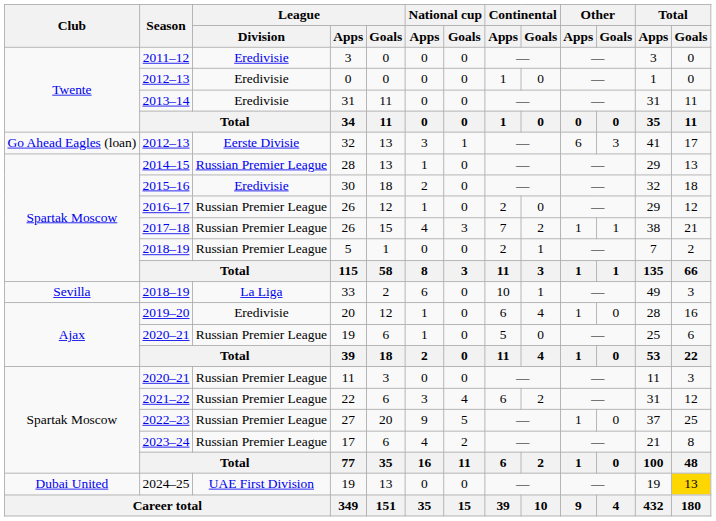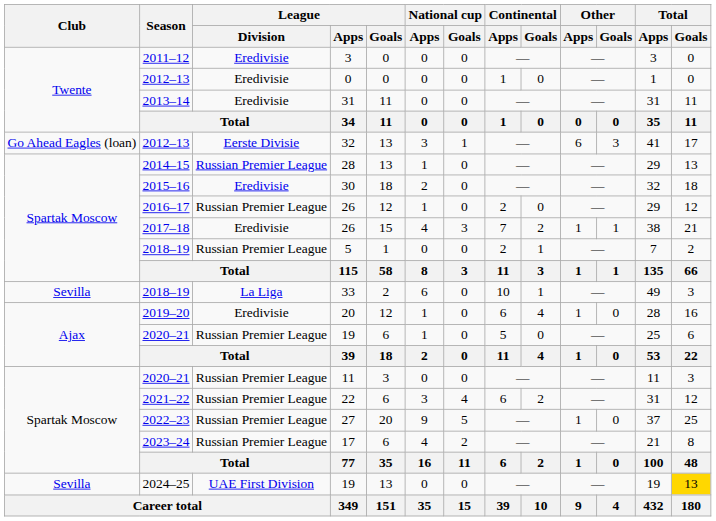(261, 228) Russian Premier League -> (261, 228) Eredivisie
(72, 484) Dubai United -> (72, 484) Sevilla
